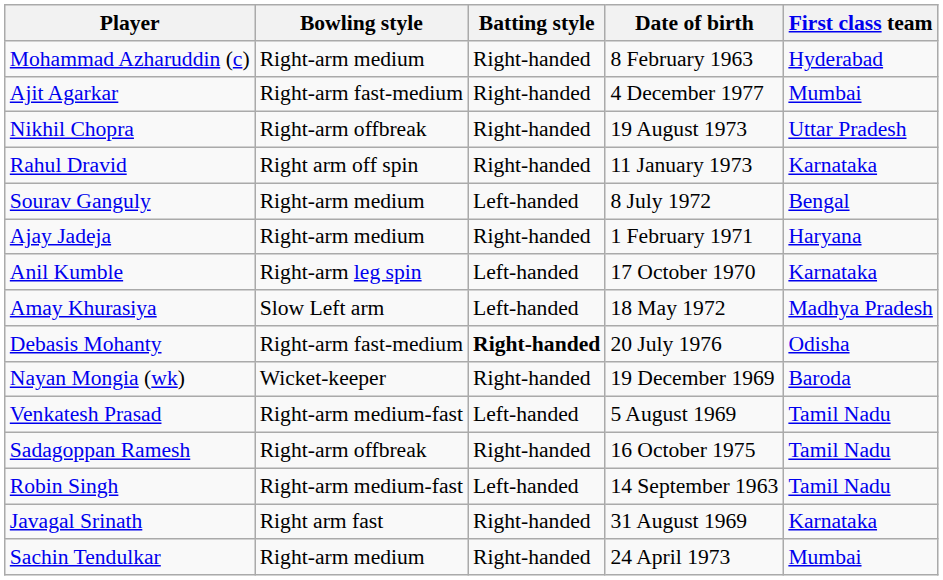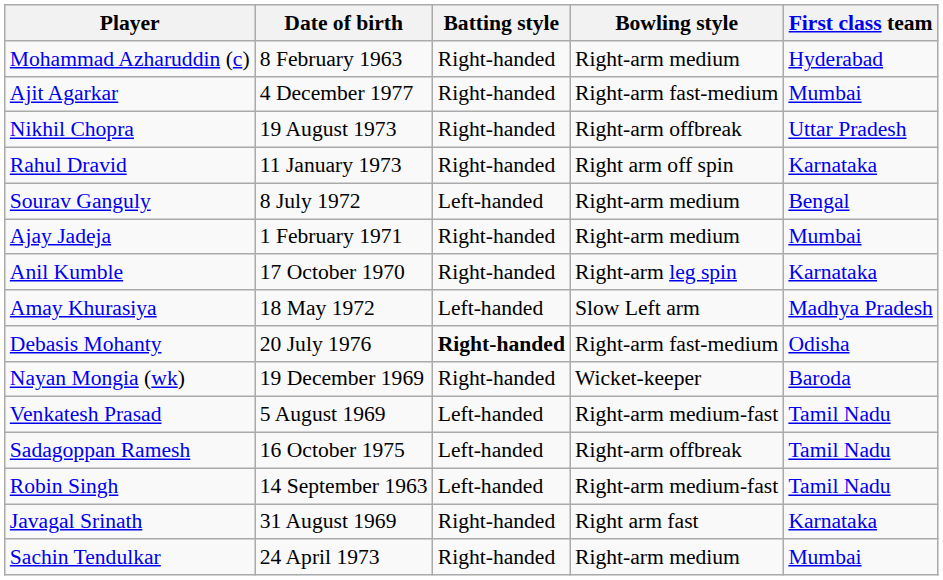columns swapped: (694, 22) <-> (361, 22)
(825, 236) Haryana -> (825, 236) Mumbai
(526, 272) Left-handed -> (496, 272) Right-handed
(532, 450) Right-handed -> (490, 450) Left-handed
